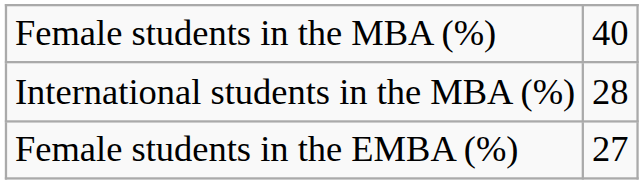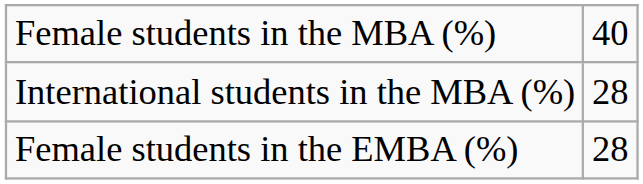(610, 149) 27 -> (610, 149) 28
